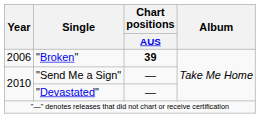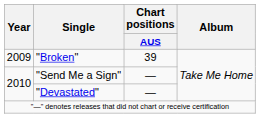(19, 58) 2006 -> (19, 58) 2009
(150, 58) bold -> (150, 58) normal
